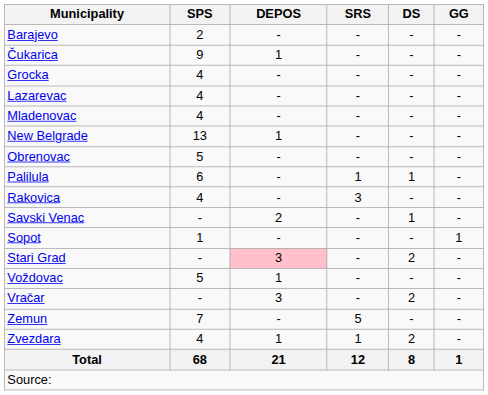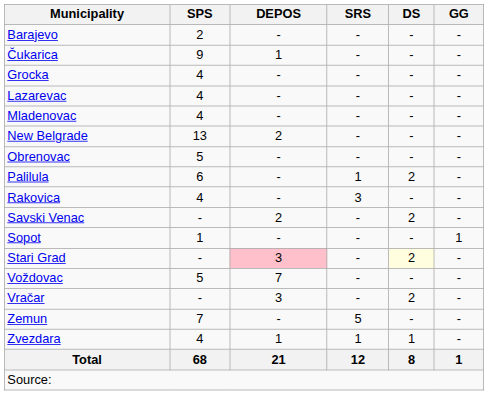(279, 136) 1 -> (279, 136) 2
(411, 177) 1 -> (411, 177) 2
(411, 217) 1 -> (411, 217) 2
(411, 258) no background -> (411, 258) lightyellow background
(279, 278) 1 -> (279, 278) 7
(411, 339) 2 -> (411, 339) 1
